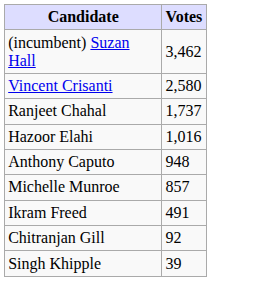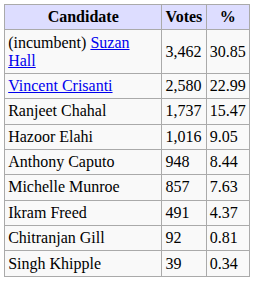+ column: (228, 17)
